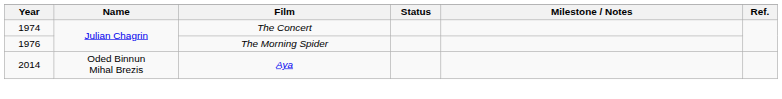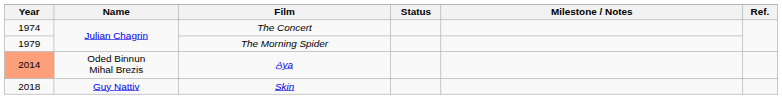(29, 43) 1976 -> (29, 43) 1979
(29, 65) no background -> (29, 65) lightsalmon background
+ row: (285, 86)
